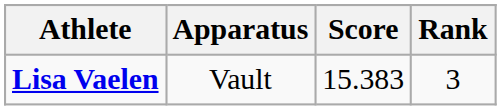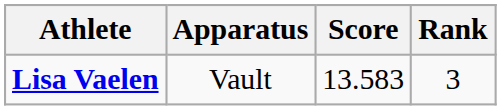(363, 78) 15.383 -> (363, 78) 13.583
